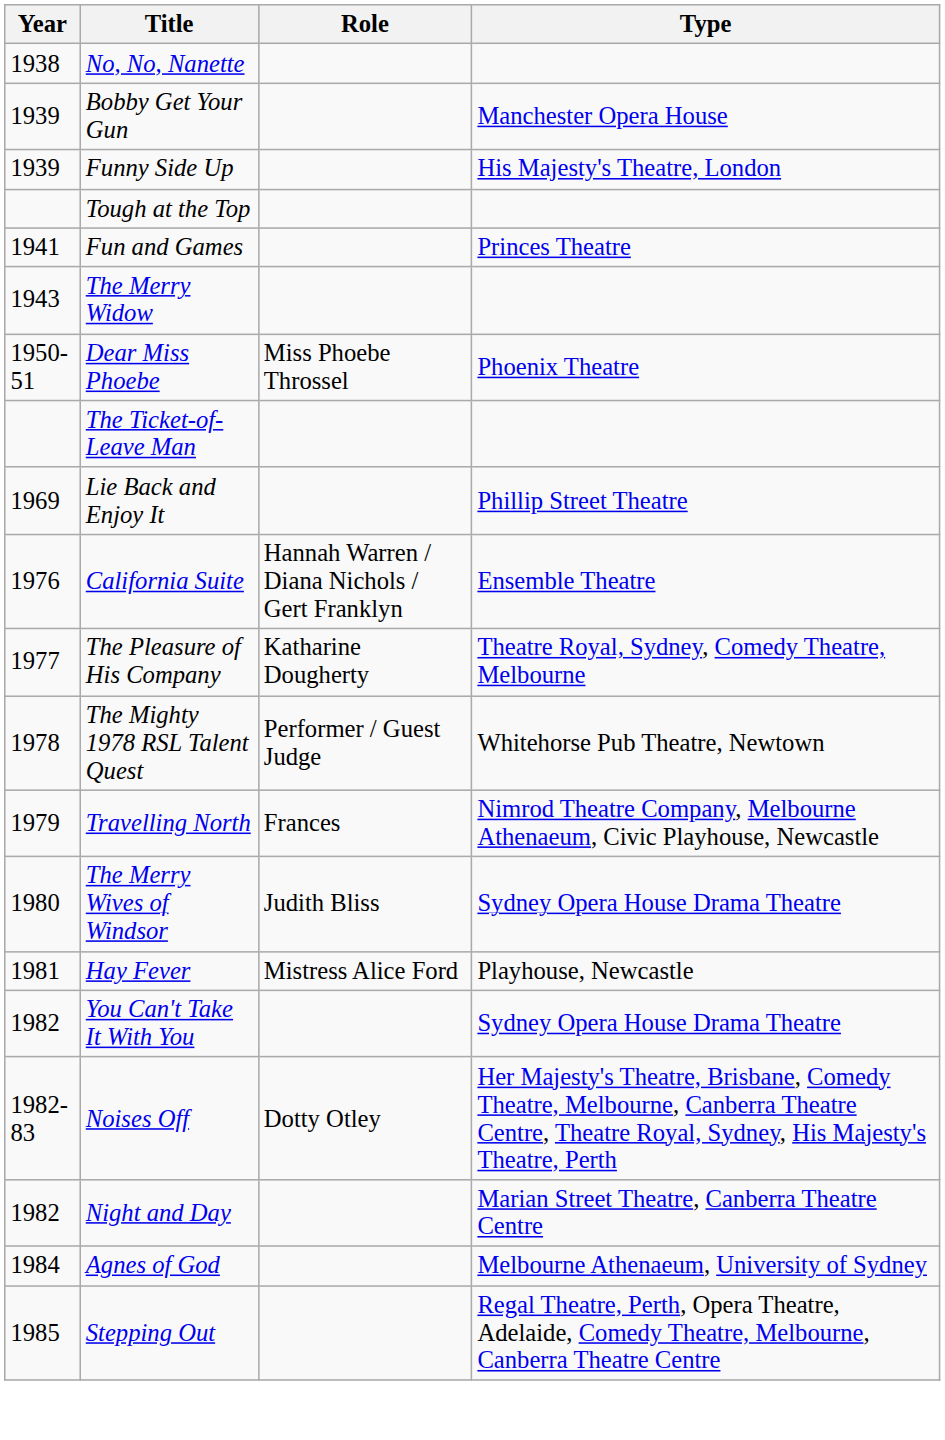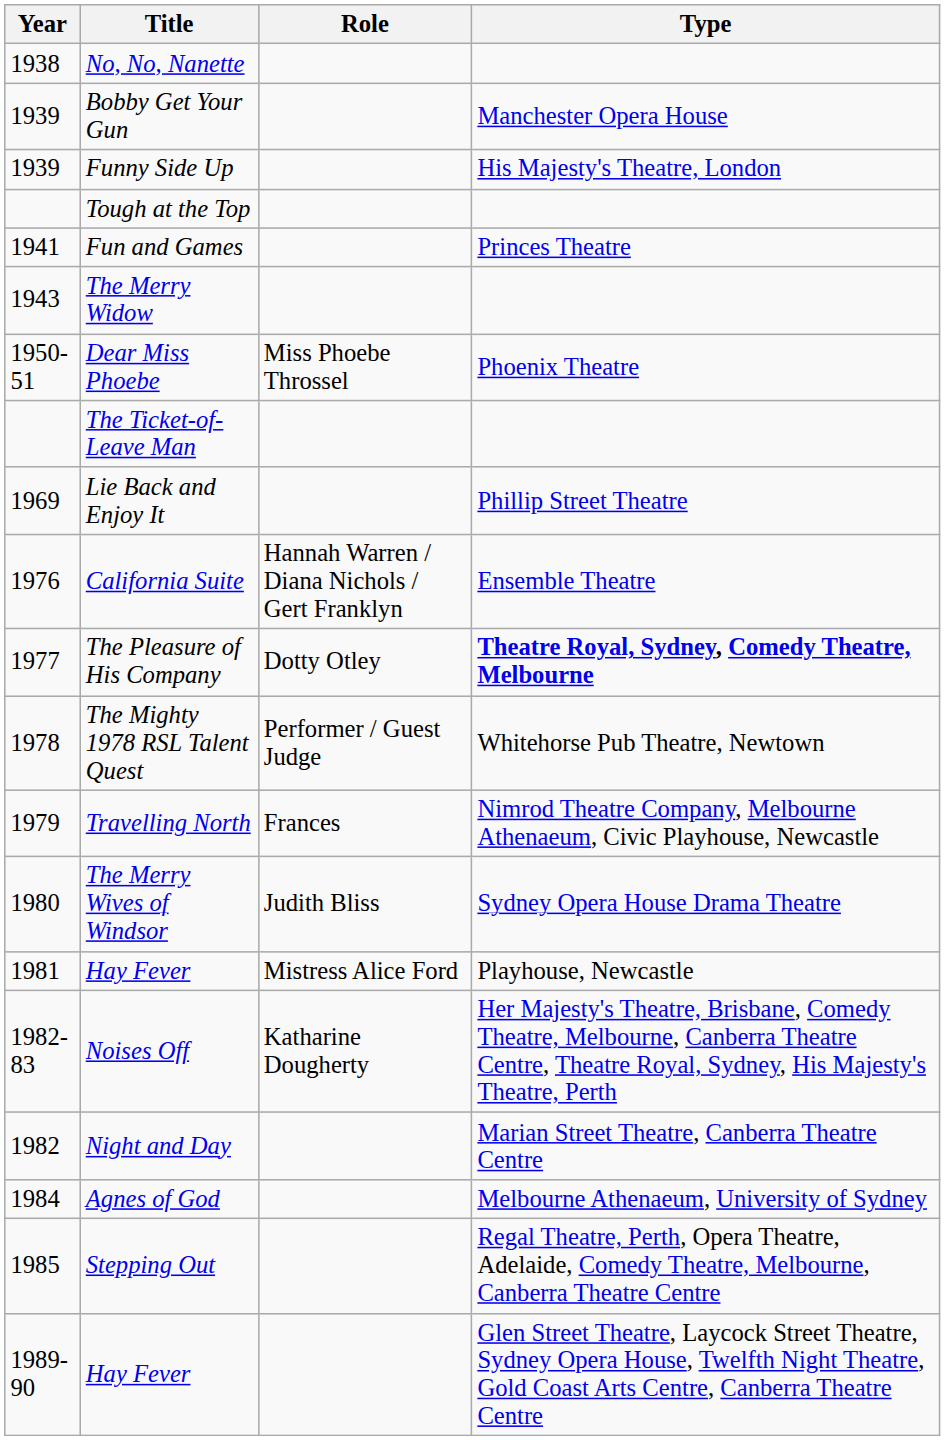(316, 661) Katharine Dougherty -> (322, 661) Dotty Otley
(681, 661) normal -> (694, 661) bold
- row: (35, 1023)
(322, 1118) Dotty Otley -> (316, 1051) Katharine Dougherty
+ row: (39, 1373)
